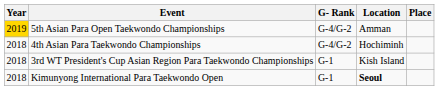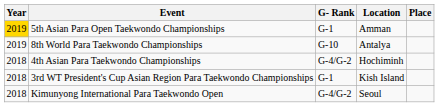(335, 29) G-4/G-2 -> (326, 29) G-1
+ row: (117, 45)
(326, 77) G-1 -> (335, 94) G-4/G-2
(371, 77) bold -> (370, 94) normal
